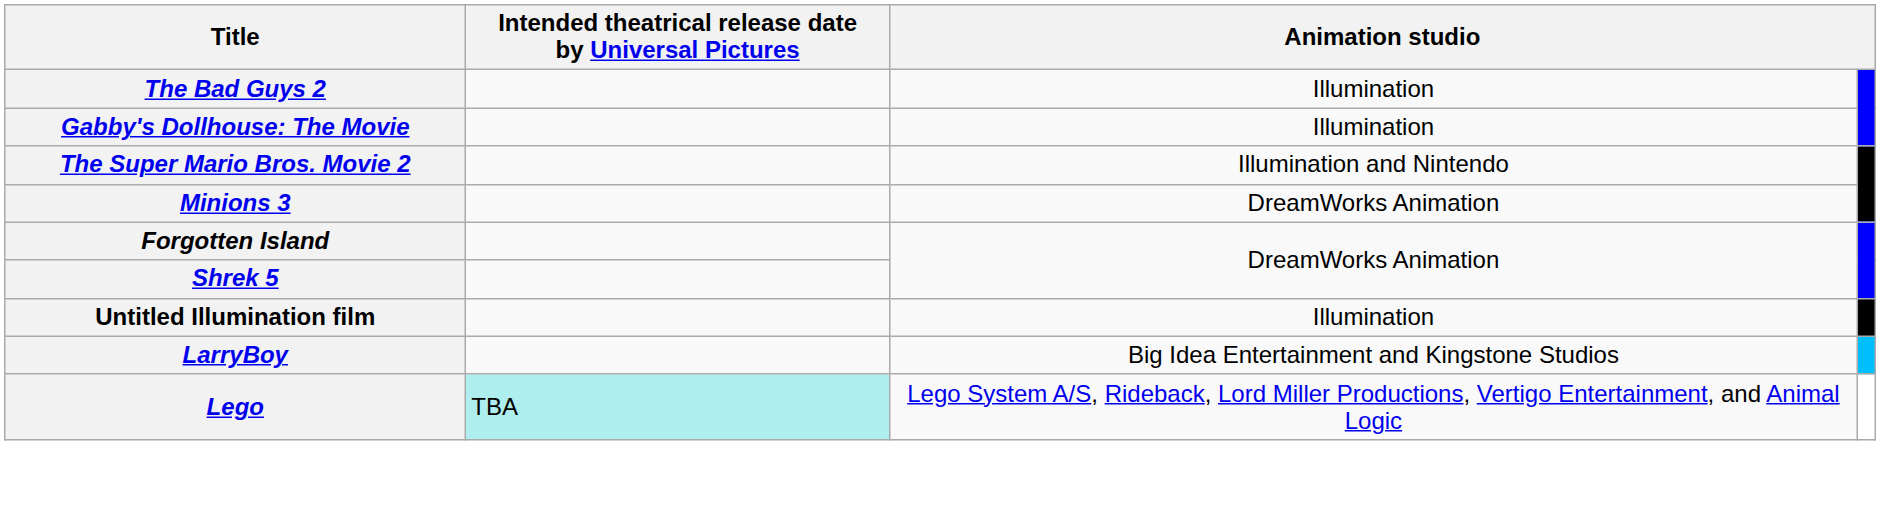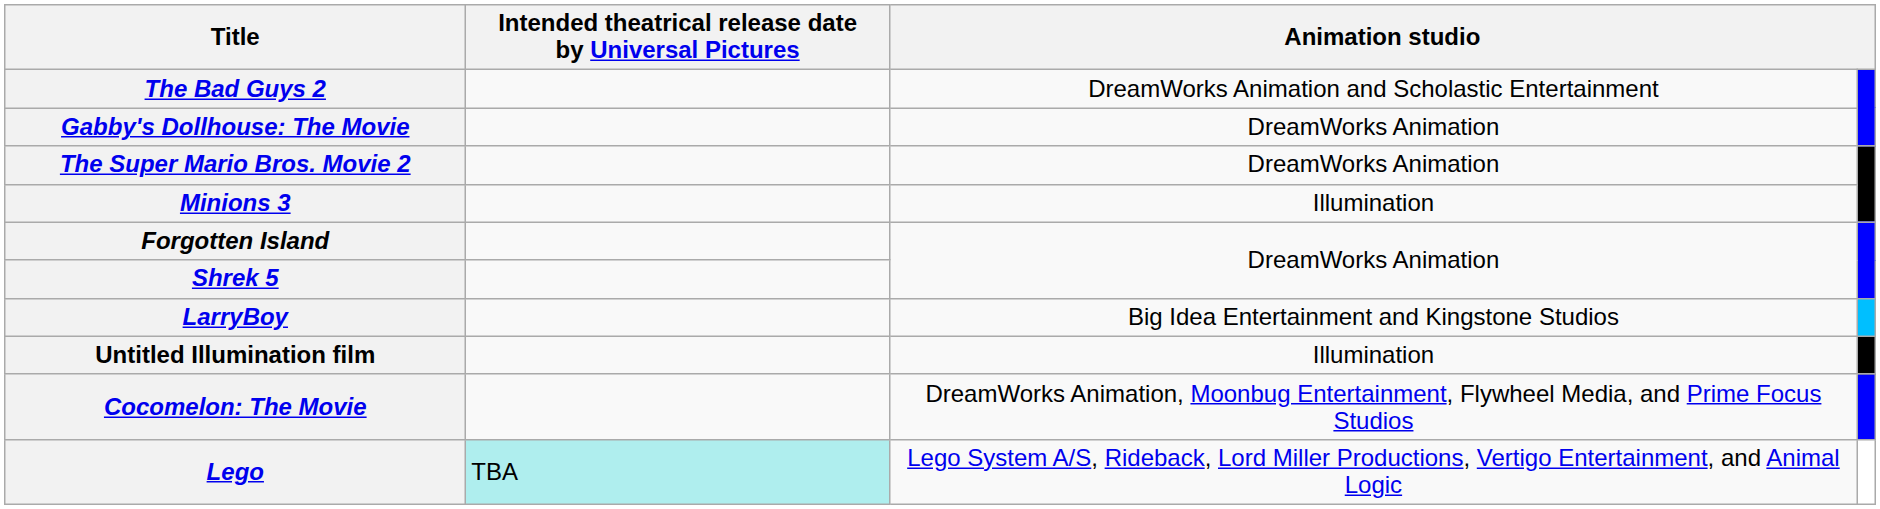(1373, 88) Illumination -> (1373, 88) DreamWorks Animation and Scholastic Entertainment
(1373, 126) Illumination -> (1373, 126) DreamWorks Animation
(1373, 164) Illumination and Nintendo -> (1373, 164) DreamWorks Animation
(1373, 202) DreamWorks Animation -> (1373, 202) Illumination
rows swapped: (235, 355) <-> (235, 316)
+ row: (235, 406)
